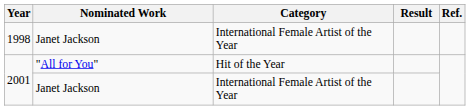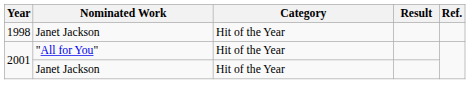(294, 38) International Female Artist of the Year -> (250, 32) Hit of the Year
(294, 89) International Female Artist of the Year -> (250, 69) Hit of the Year
